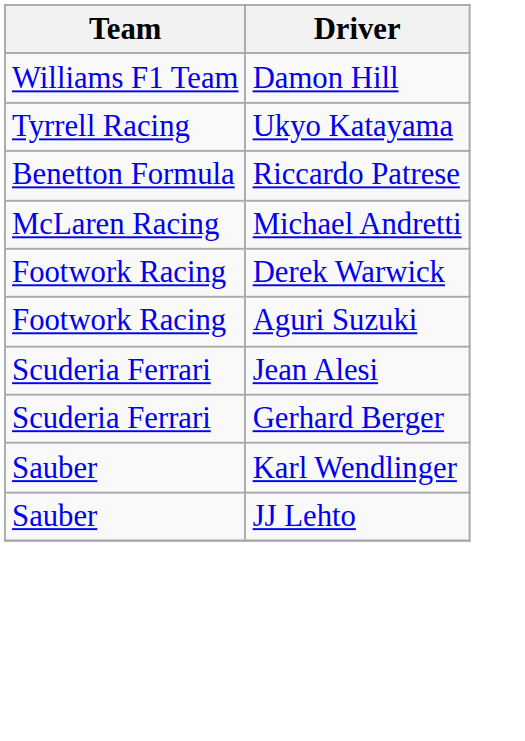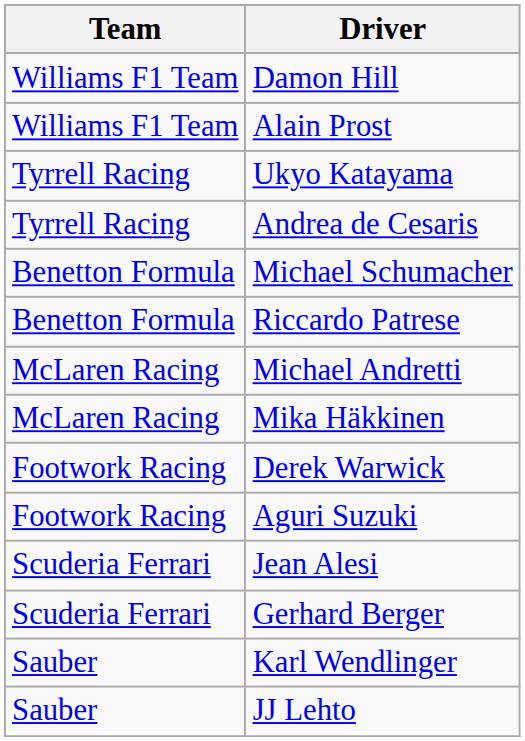+ row: (322, 126)
+ row: (365, 223)
+ row: (383, 272)
+ row: (349, 418)
